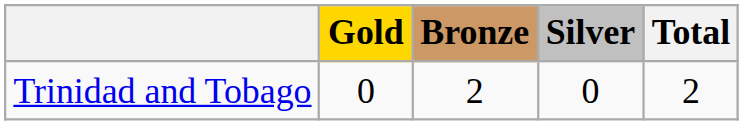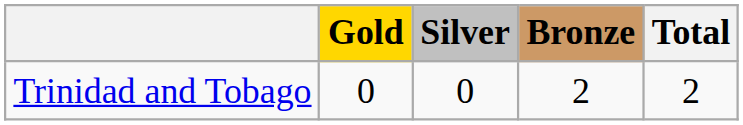columns swapped: (590, 32) <-> (475, 32)
